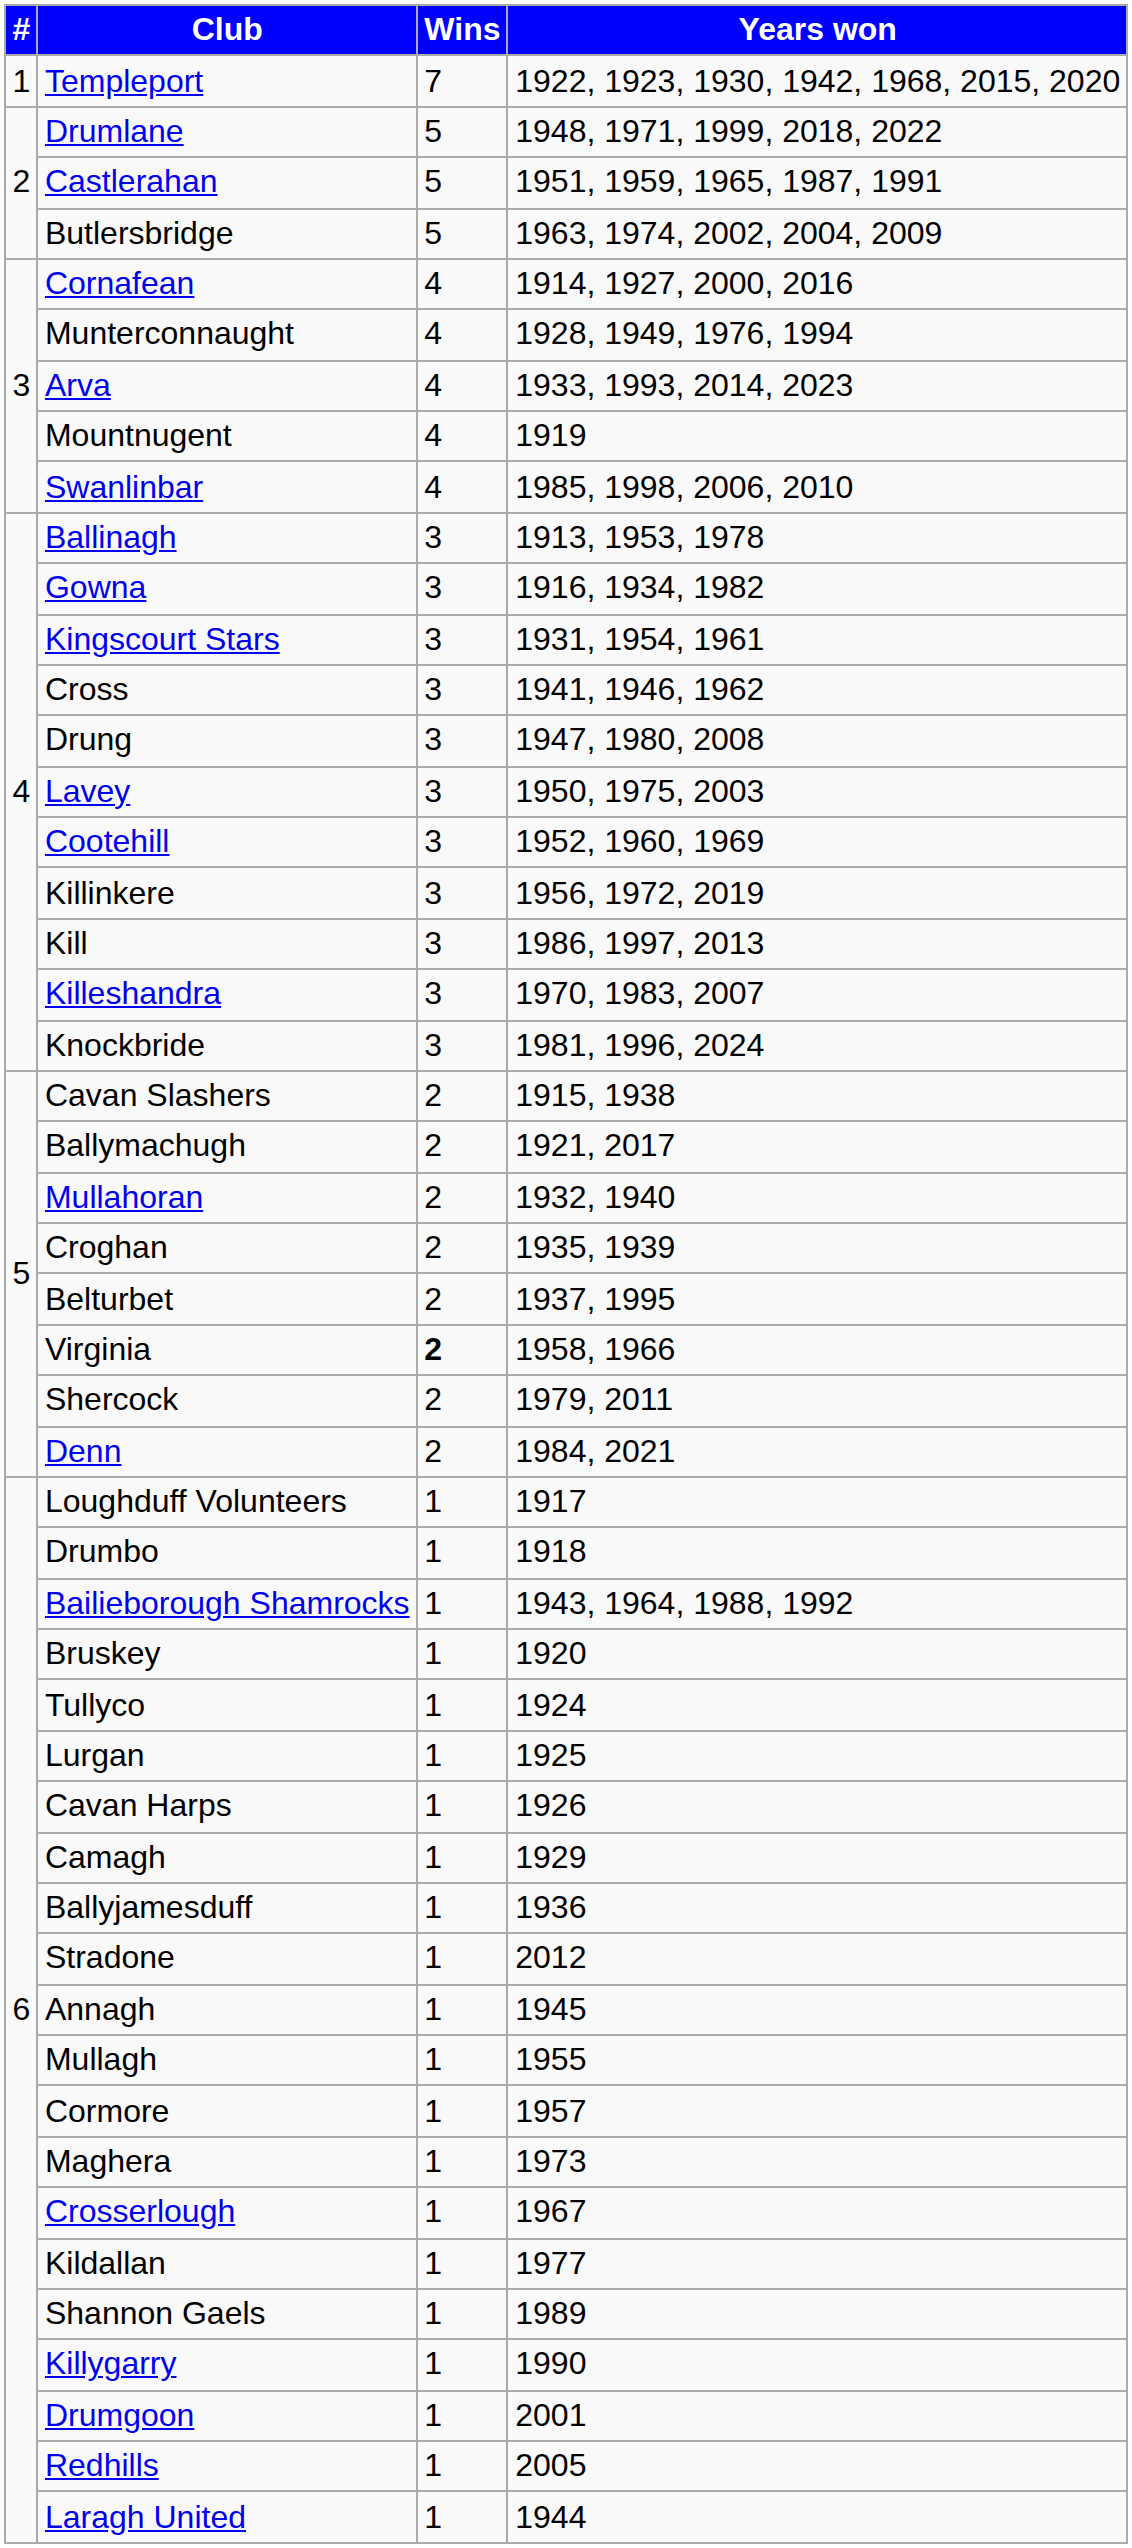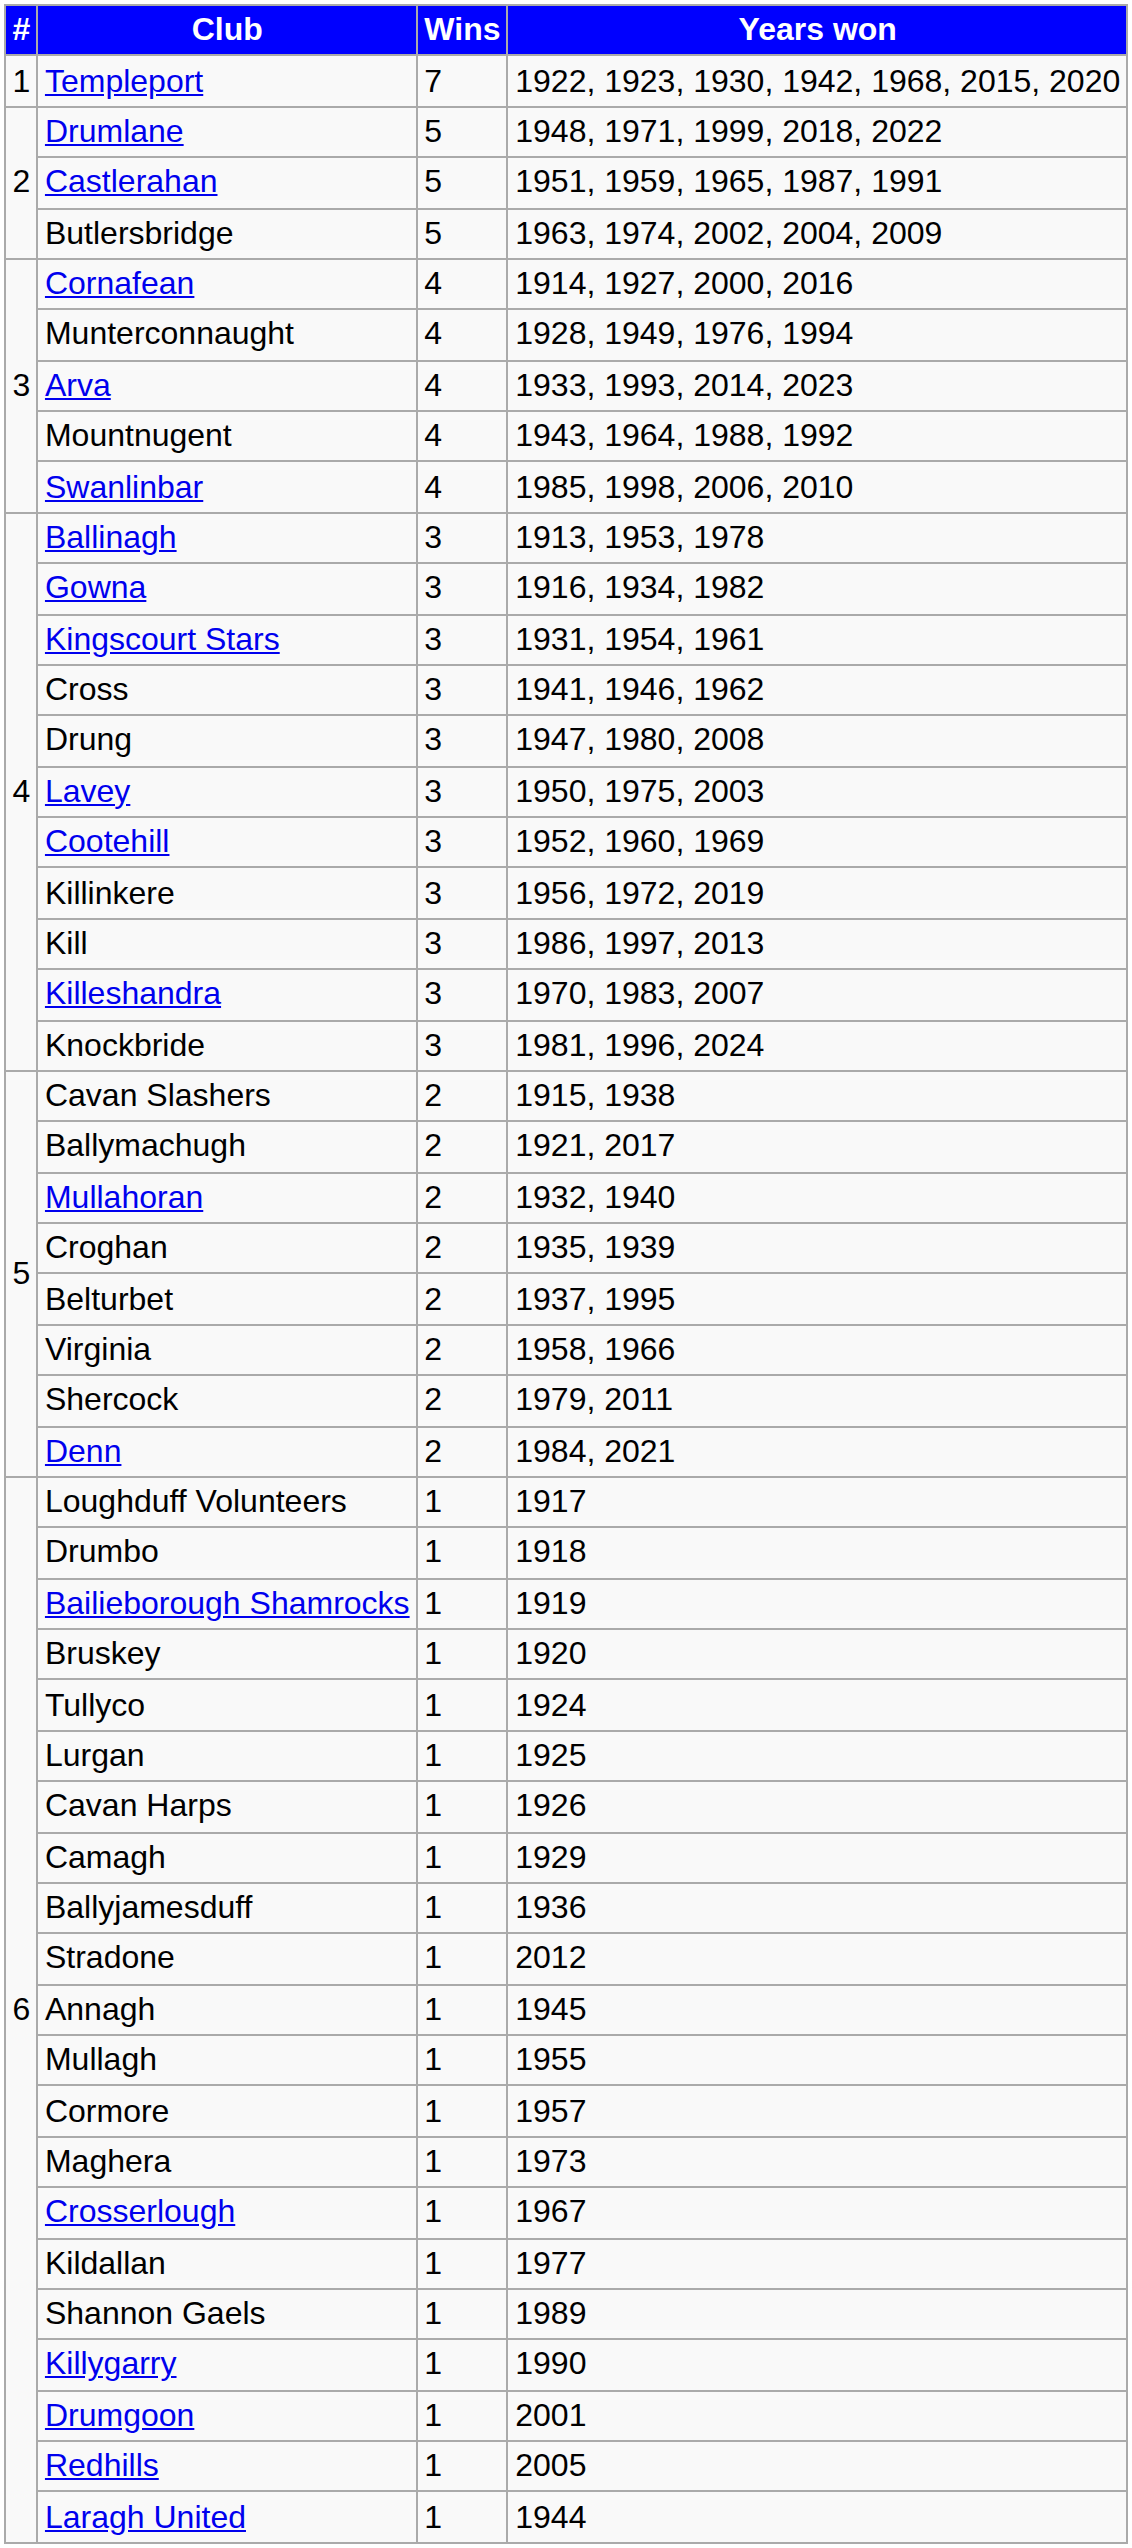(551, 435) 1919 -> (684, 435) 1943, 1964, 1988, 1992
(433, 1349) bold -> (433, 1349) normal
(684, 1603) 1943, 1964, 1988, 1992 -> (551, 1603) 1919
